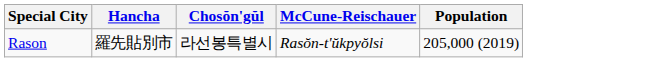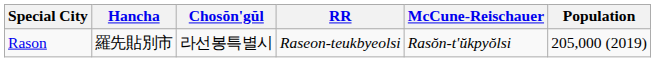+ column: (340, 16)
